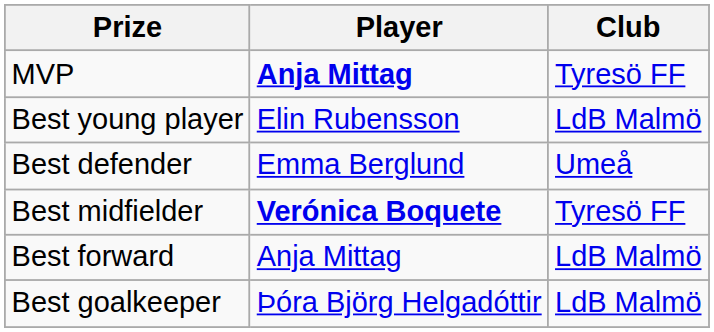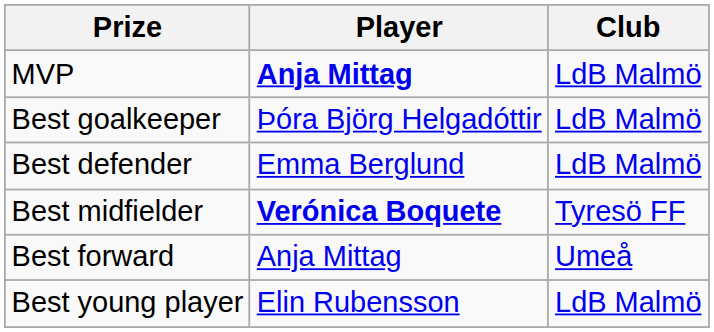(620, 73) Tyresö FF -> (628, 73) LdB Malmö
rows swapped: (116, 303) <-> (127, 119)
(594, 165) Umeå -> (628, 165) LdB Malmö
(628, 257) LdB Malmö -> (594, 257) Umeå
